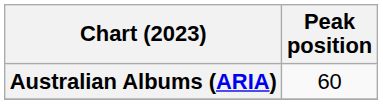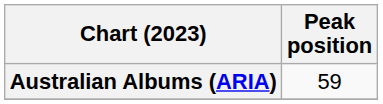(330, 81) 60 -> (330, 81) 59
